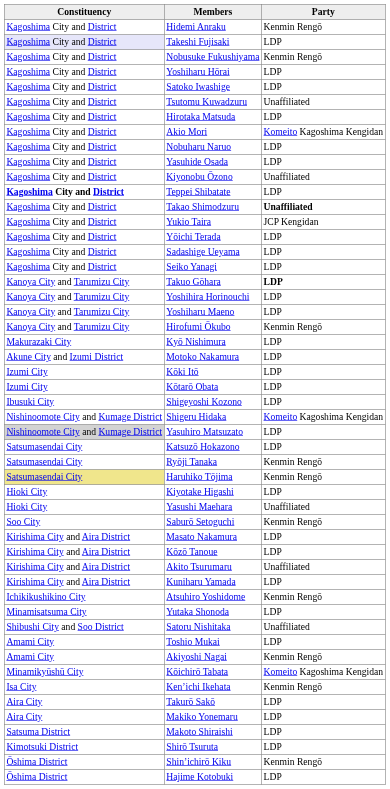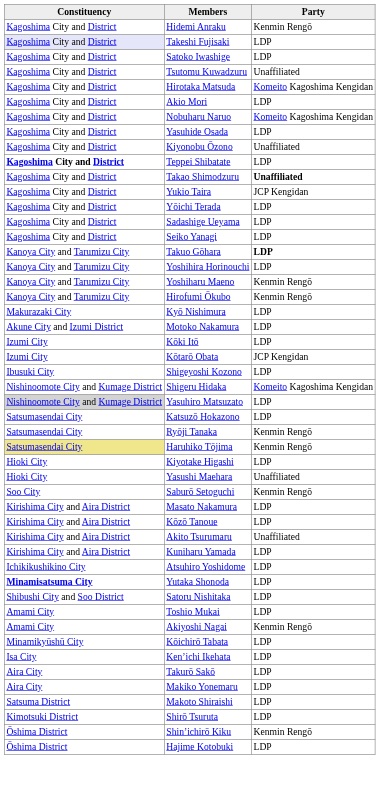- row: (213, 57)
- row: (198, 72)
(273, 117) LDP -> (313, 87) Komeito Kagoshima Kengidan
(323, 132) Komeito Kagoshima Kengidan -> (263, 102) LDP
(273, 147) LDP -> (313, 117) Komeito Kagoshima Kengidan
(273, 312) LDP -> (283, 282) Kenmin Rengō
(273, 387) LDP -> (281, 357) JCP Kengidan
(293, 597) Kenmin Rengō -> (263, 567) LDP
(47, 612) normal -> (49, 582) bold
(287, 627) Unaffiliated -> (263, 597) LDP
(323, 672) Komeito Kagoshima Kengidan -> (263, 642) LDP
(293, 687) Kenmin Rengō -> (263, 657) LDP
